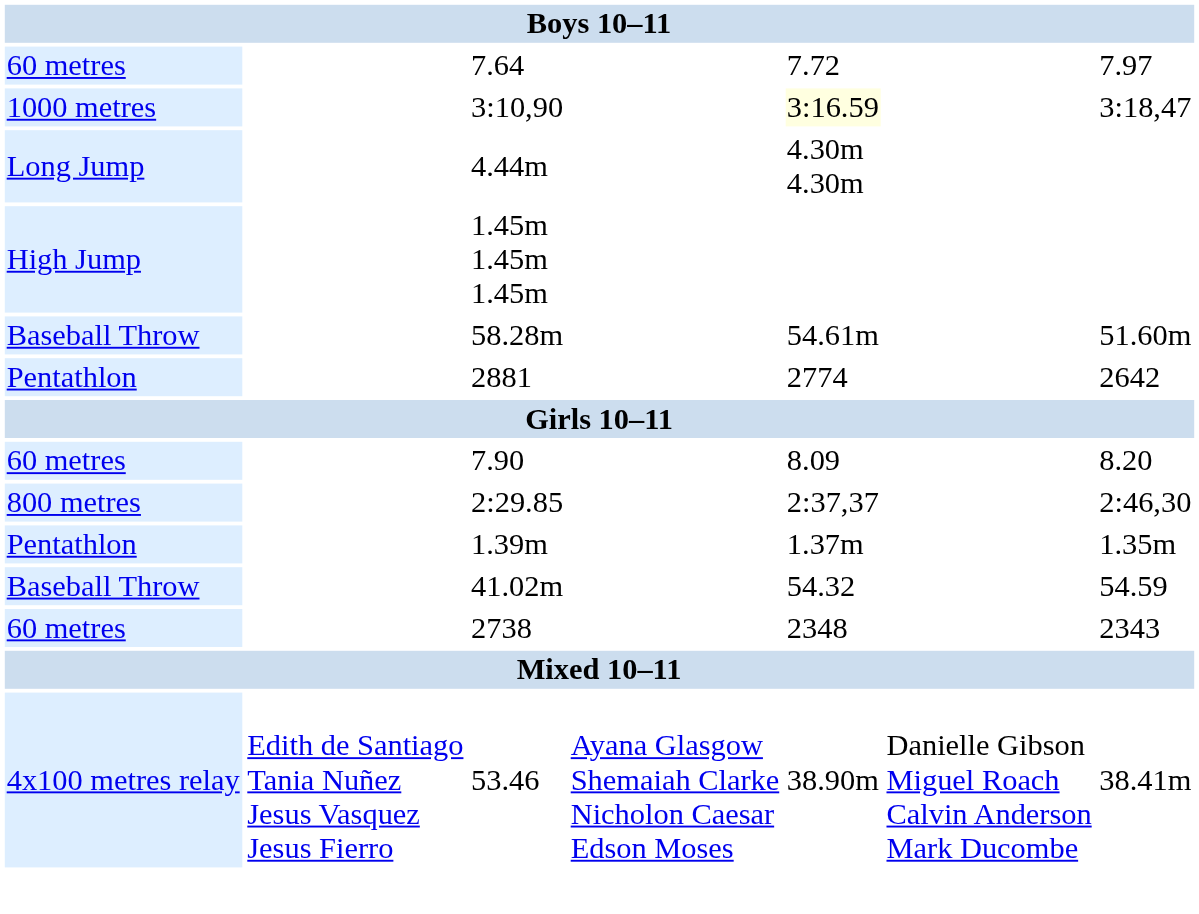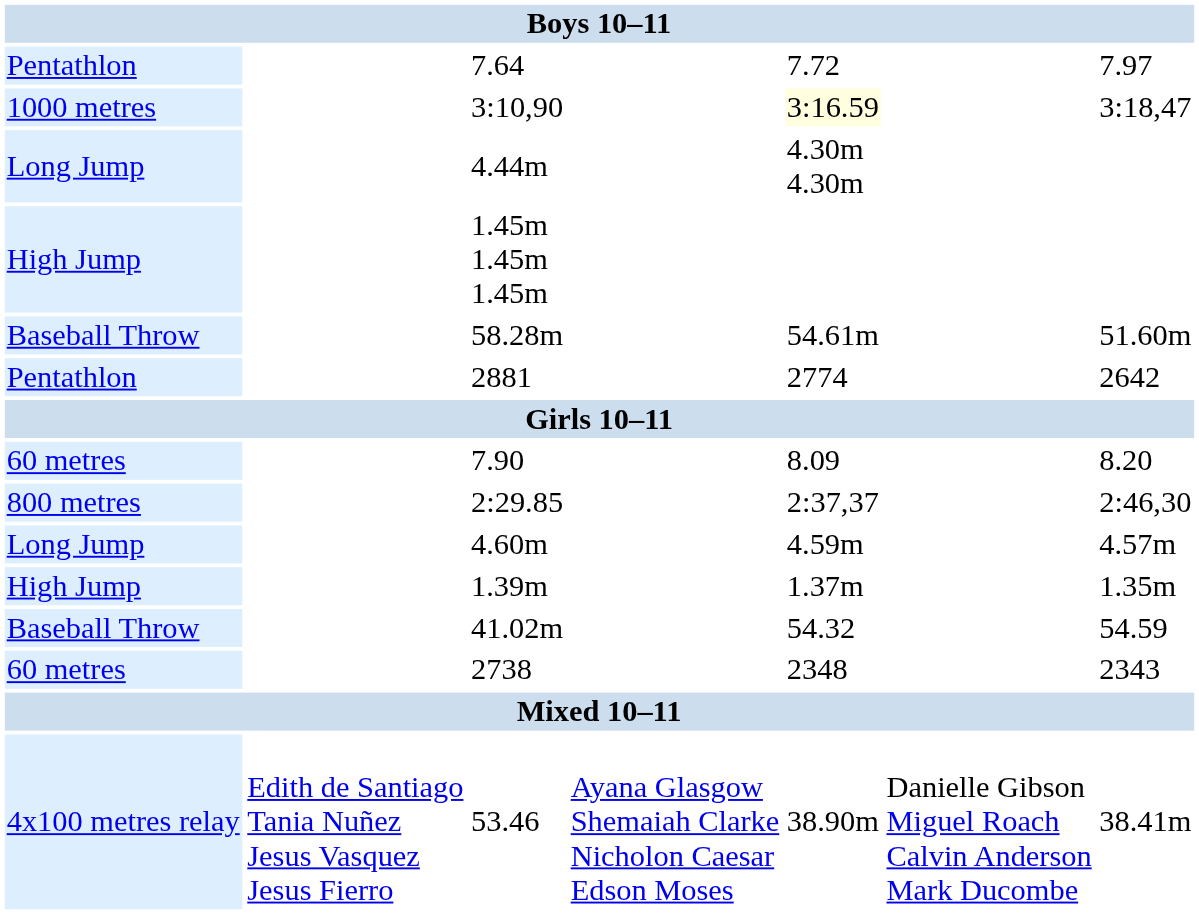(66, 65) 60 metres -> (72, 65) Pentathlon
+ row: (509, 543)
(72, 543) Pentathlon -> (74, 585) High Jump
